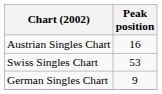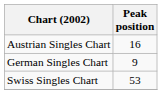rows swapped: (57, 80) <-> (52, 62)
